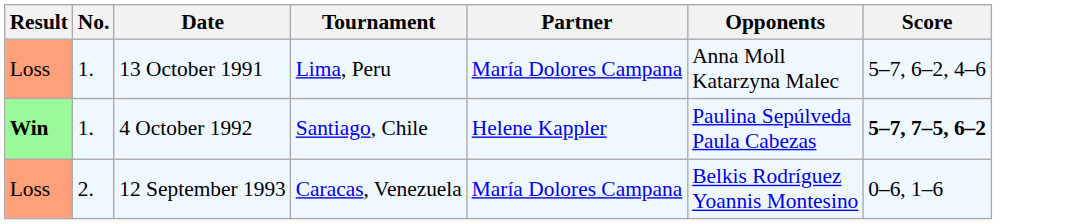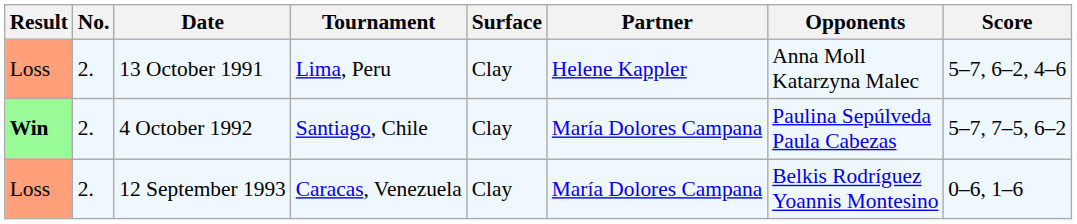+ column: (507, 21)
(86, 68) 1. -> (86, 68) 2.
(577, 68) María Dolores Campana -> (619, 68) Helene Kappler
(86, 128) 1. -> (86, 128) 2.
(539, 128) Helene Kappler -> (657, 128) María Dolores Campana
(927, 128) bold -> (1007, 128) normal
